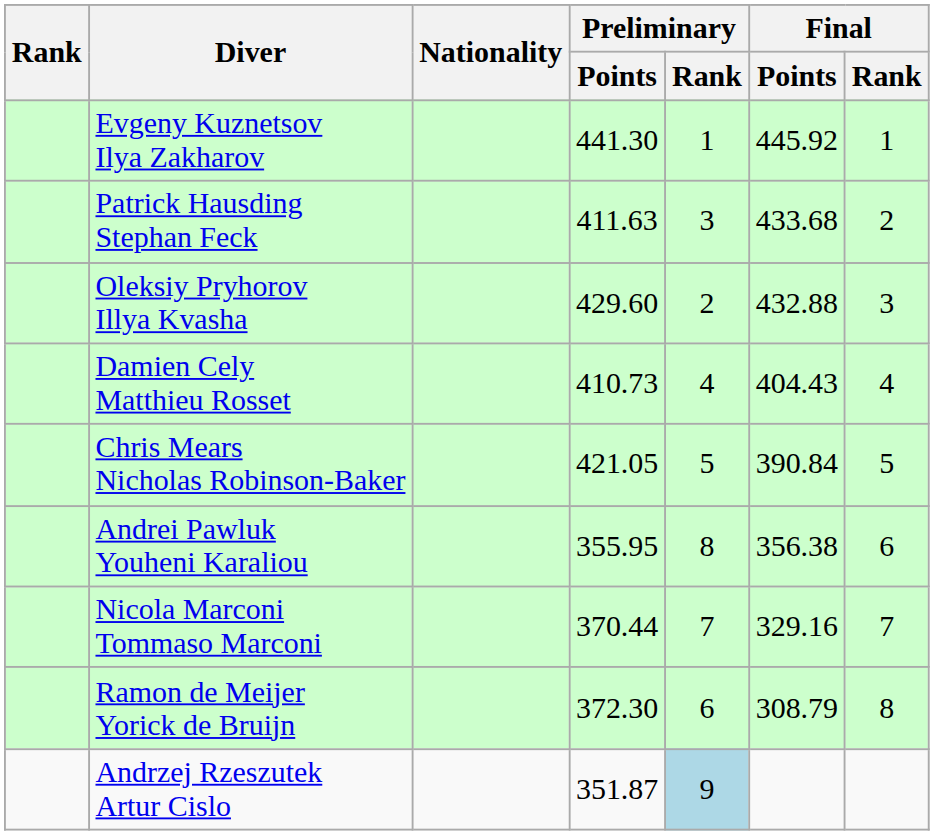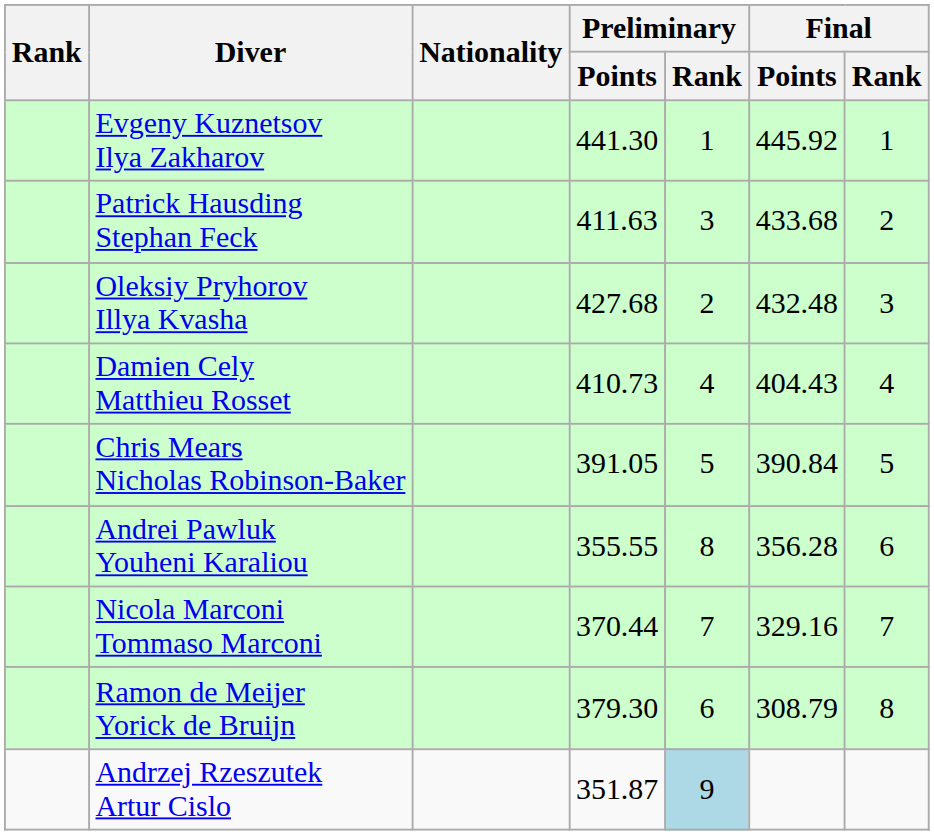(617, 302) 429.60 -> (617, 302) 427.68
(797, 302) 432.88 -> (797, 302) 432.48
(617, 464) 421.05 -> (617, 464) 391.05
(617, 545) 355.95 -> (617, 545) 355.55
(797, 545) 356.38 -> (797, 545) 356.28
(617, 707) 372.30 -> (617, 707) 379.30
